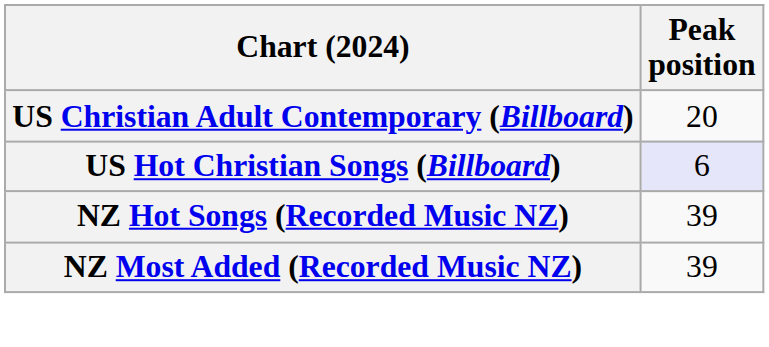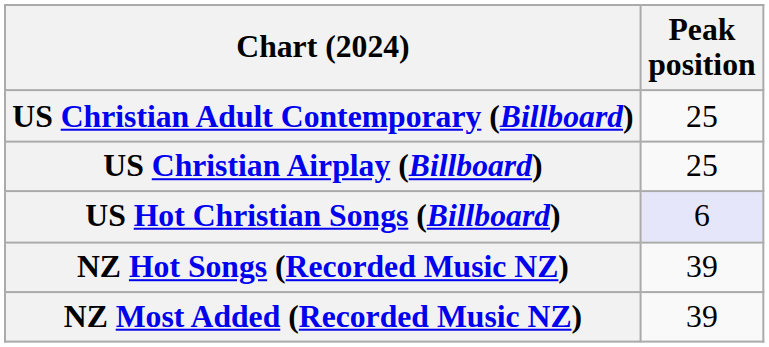(702, 115) 20 -> (702, 115) 25
+ row: (323, 165)
